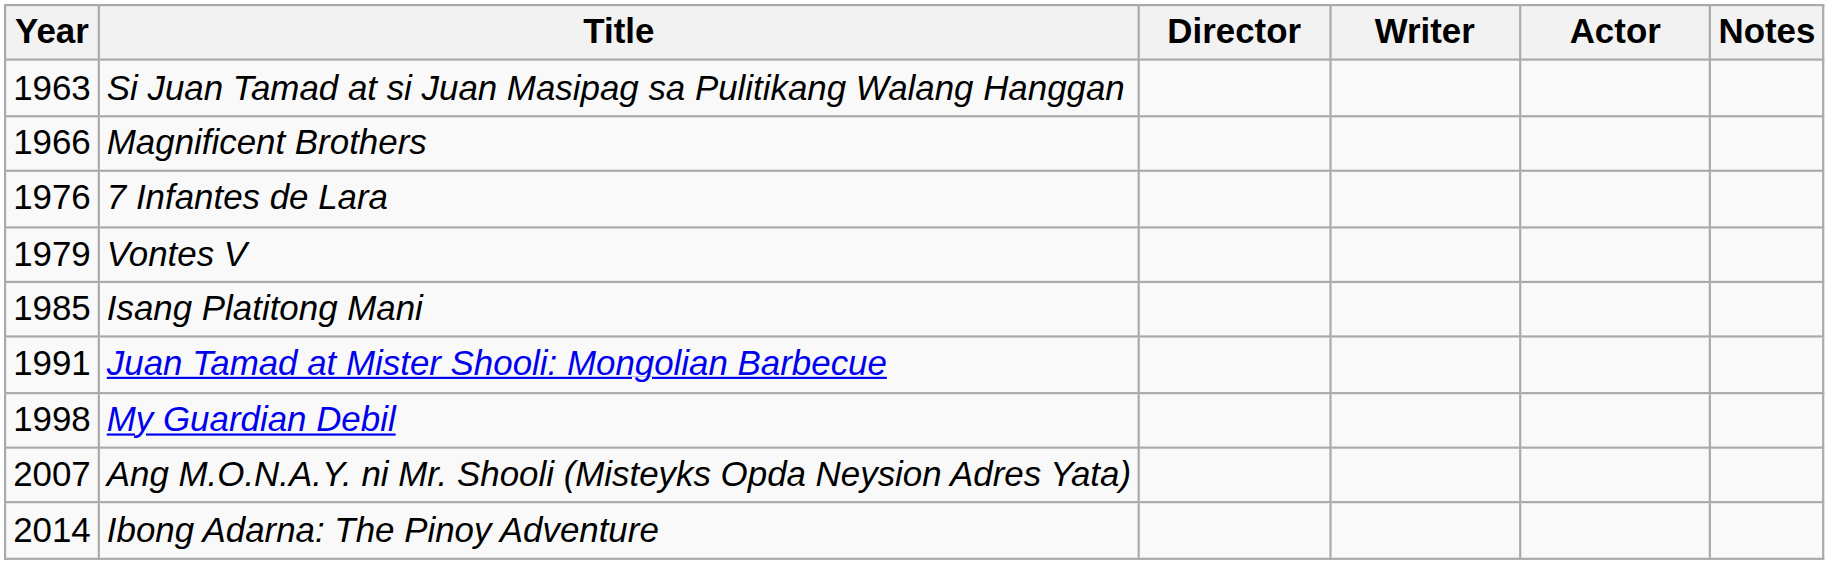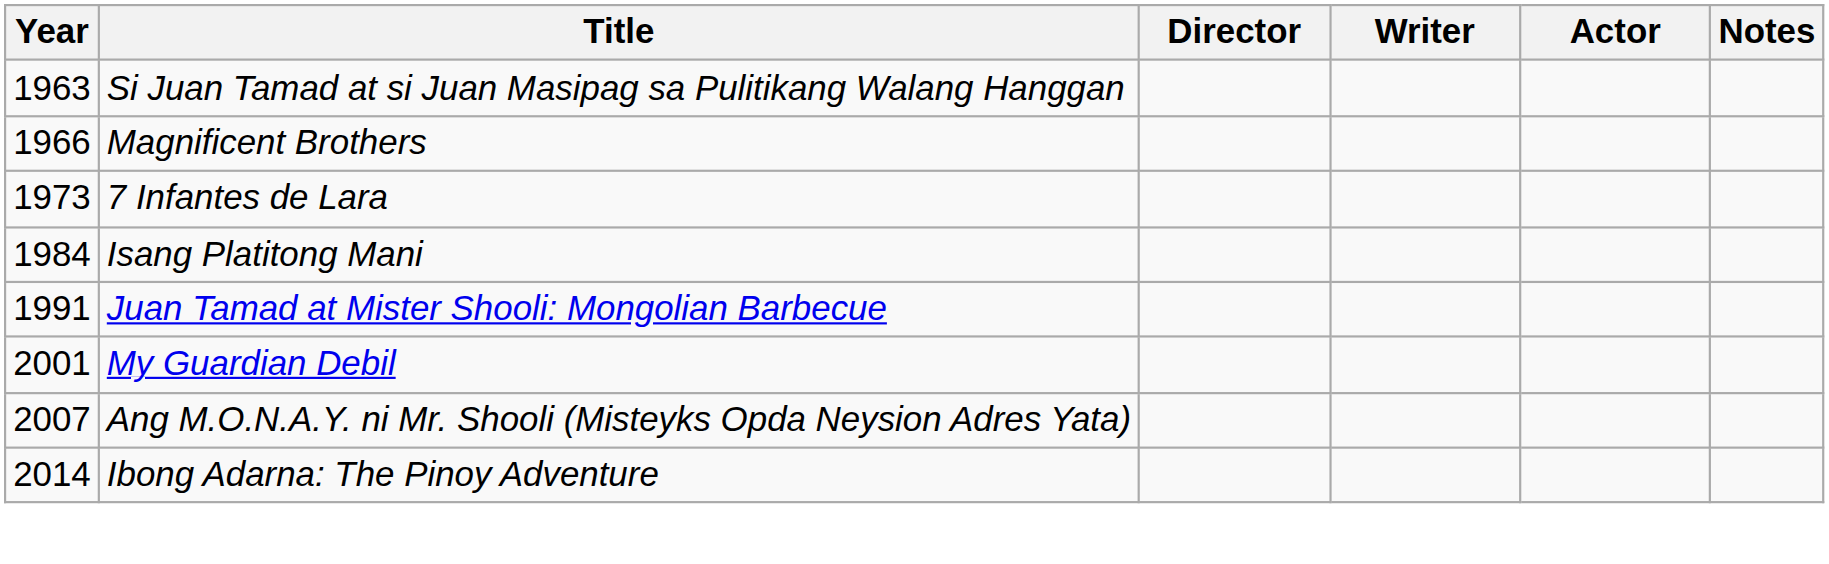(52, 198) 1976 -> (52, 198) 1973
- row: (177, 253)
(52, 308) 1985 -> (52, 253) 1984
(52, 419) 1998 -> (52, 364) 2001
